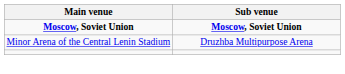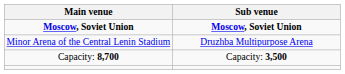+ row: (88, 57)
